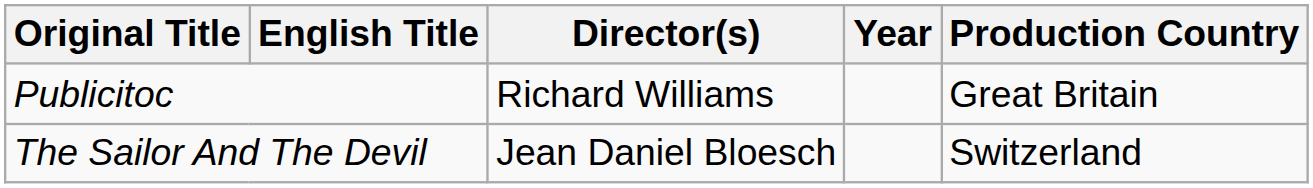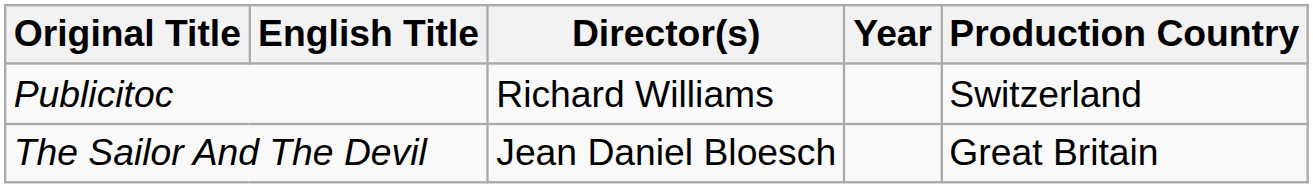(1054, 93) Great Britain -> (1046, 93) Switzerland
(1046, 152) Switzerland -> (1054, 152) Great Britain
